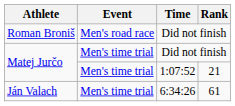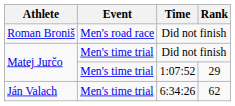(214, 72) 21 -> (214, 72) 29
(214, 91) 61 -> (214, 91) 62
